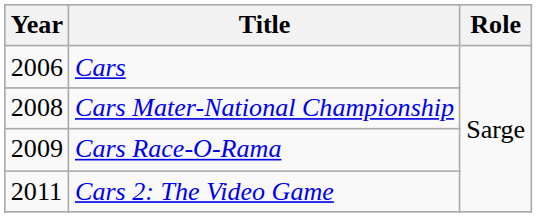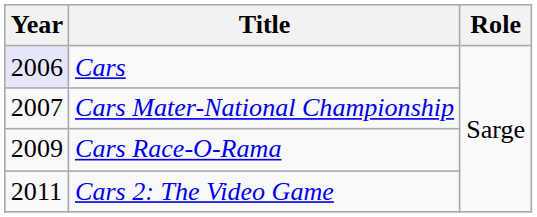(37, 66) no background -> (37, 66) lavender background
(37, 107) 2008 -> (37, 107) 2007
